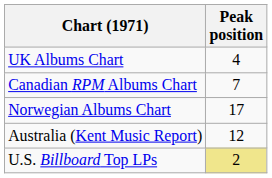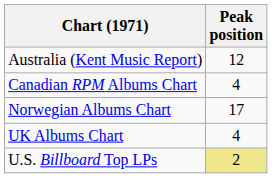rows swapped: (105, 135) <-> (66, 60)
(236, 85) 7 -> (236, 85) 4
